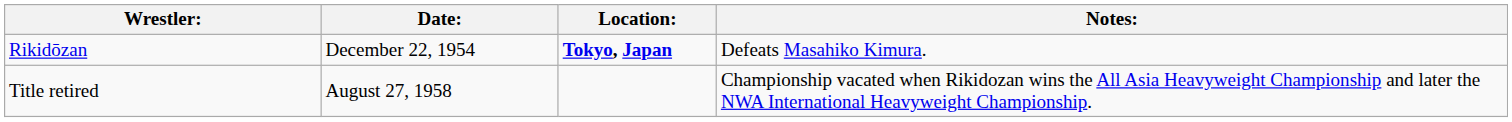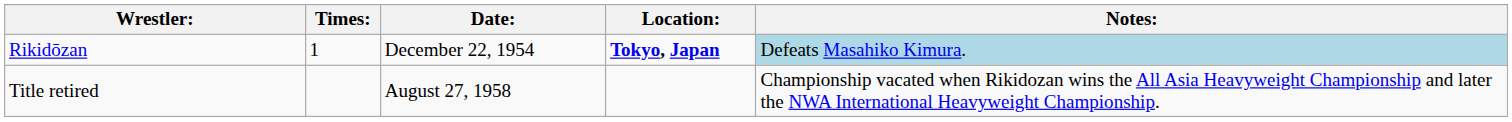+ column: (343, 19)
(824, 49) no background -> (863, 49) lightblue background
